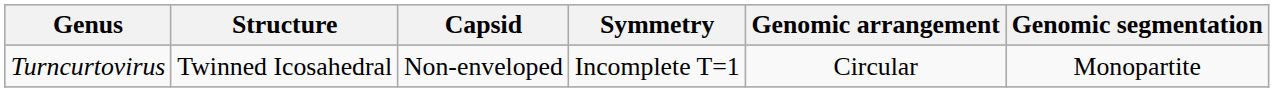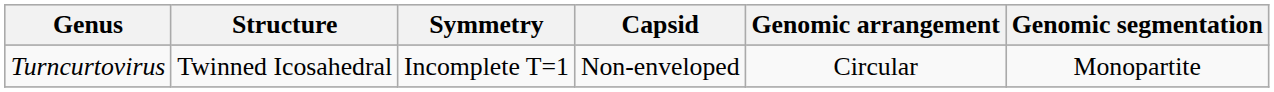columns swapped: (657, 24) <-> (483, 24)
